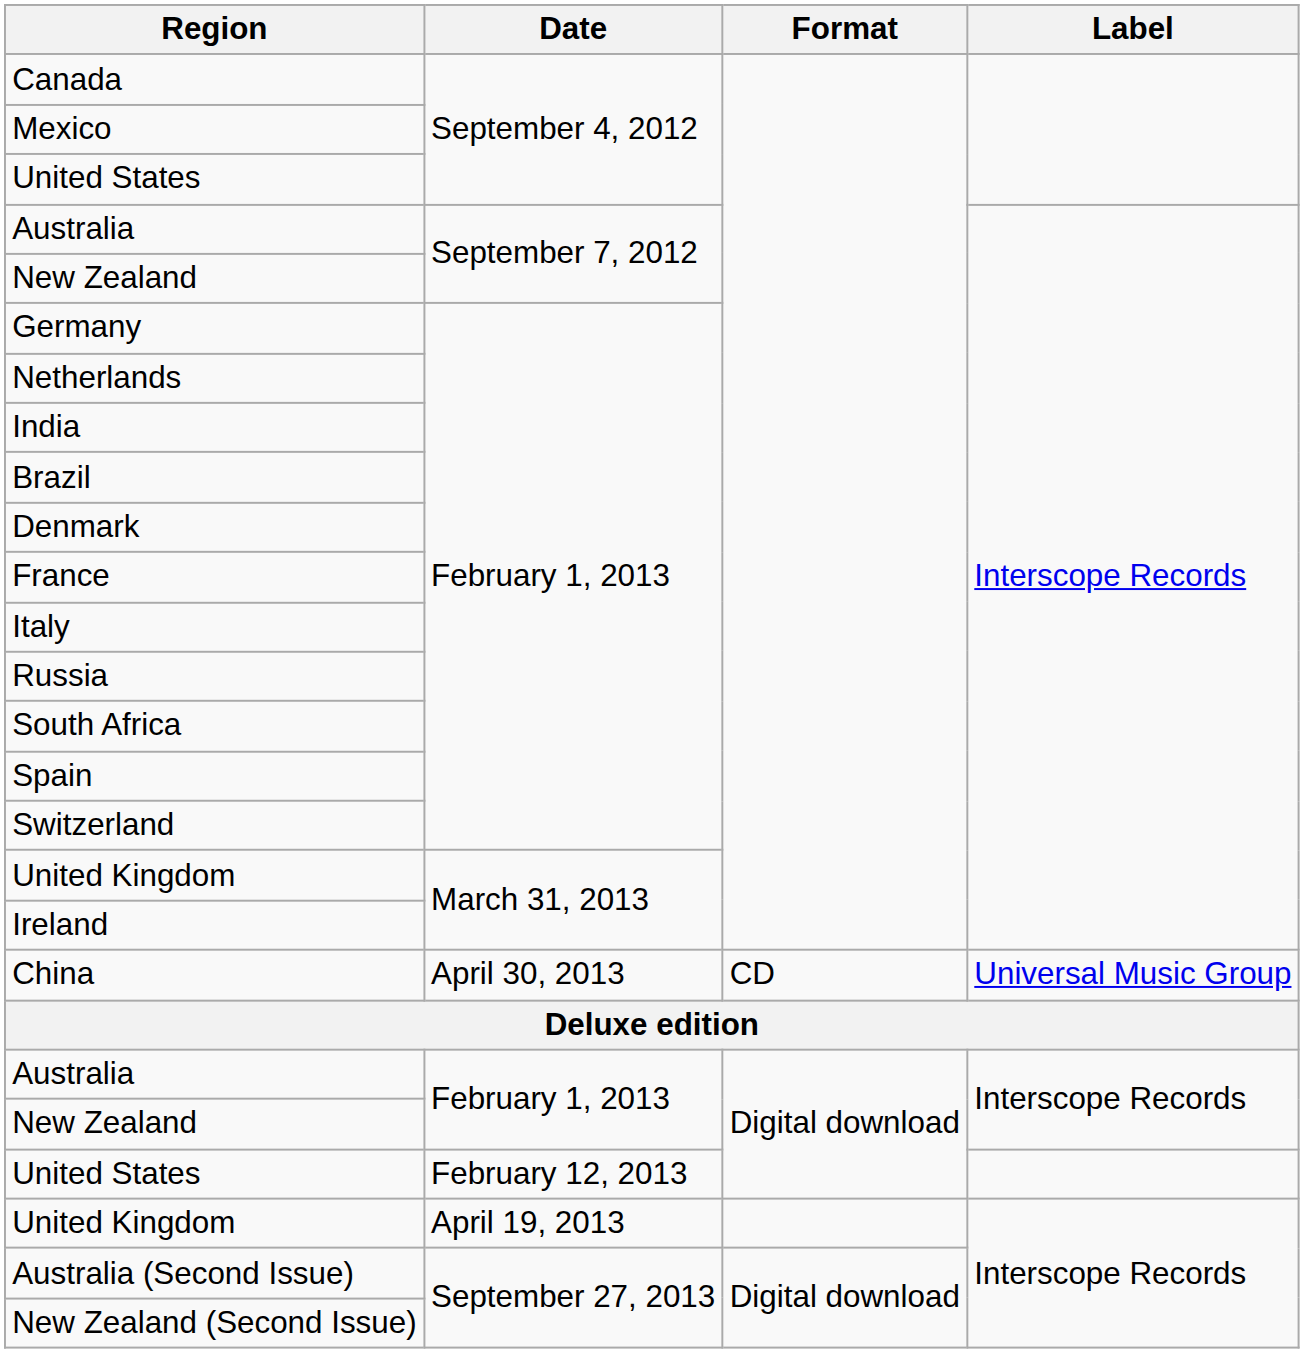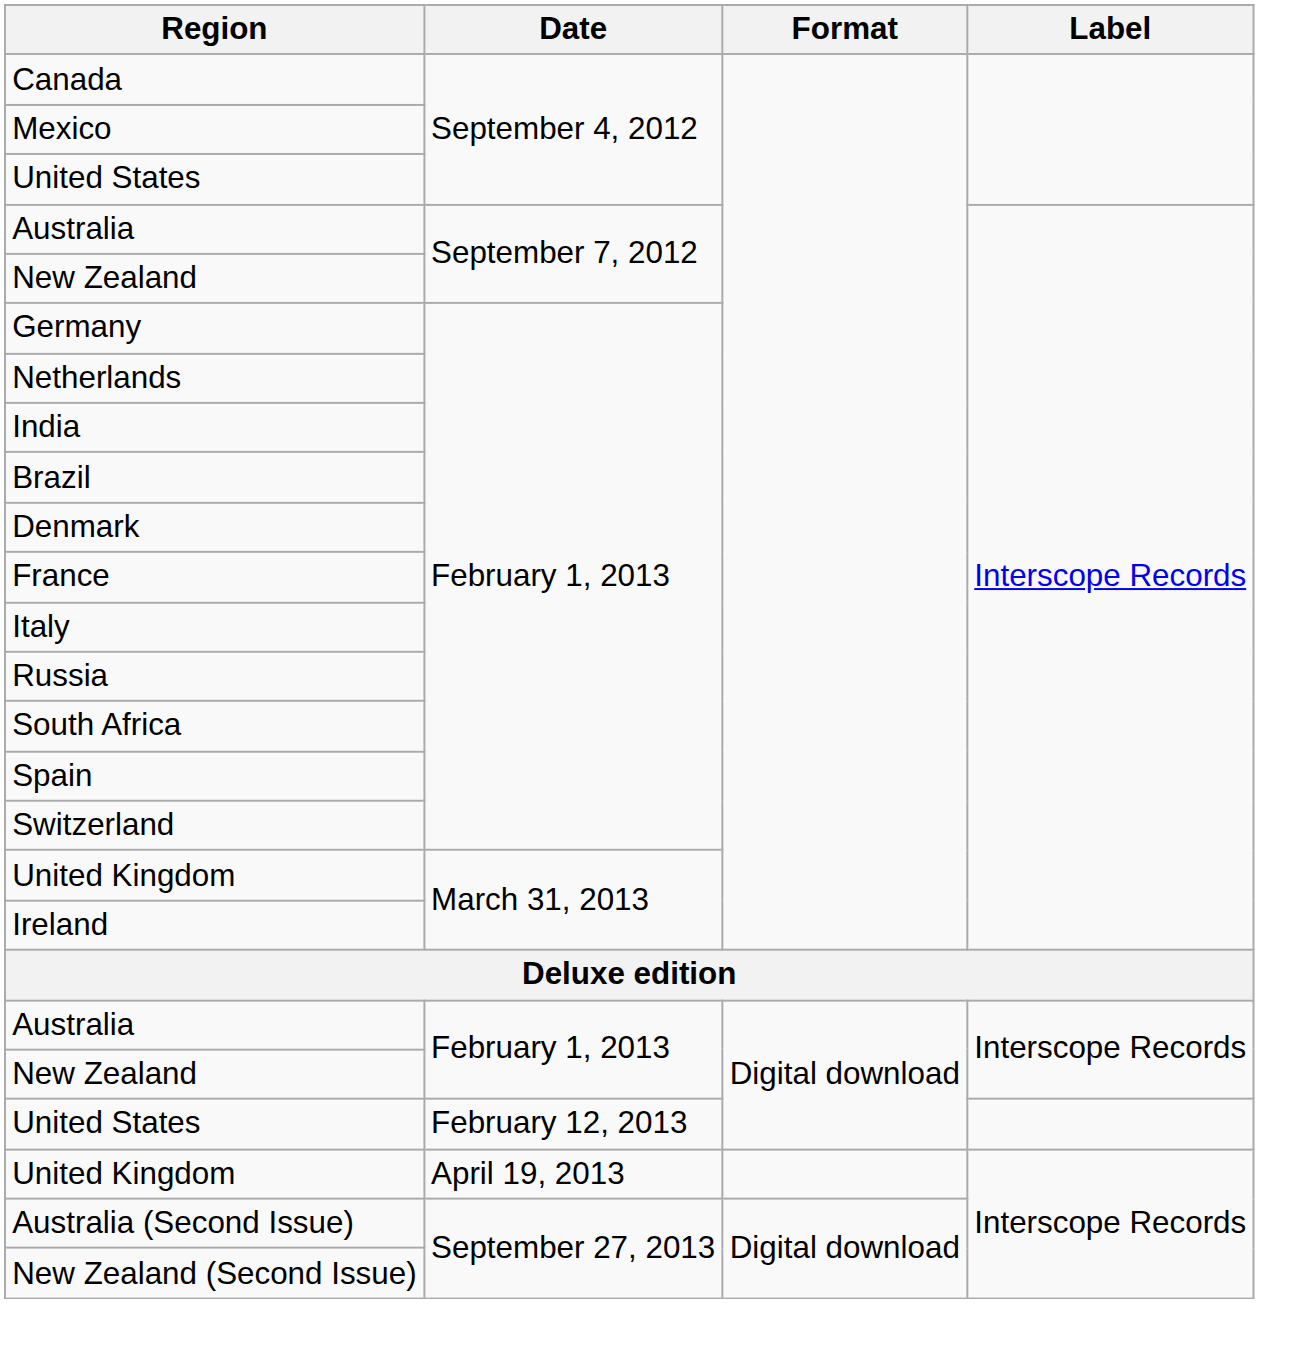- row: (53, 974)
